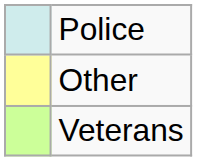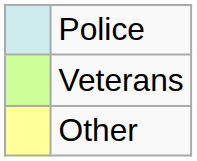rows swapped: (121, 130) <-> (98, 79)
